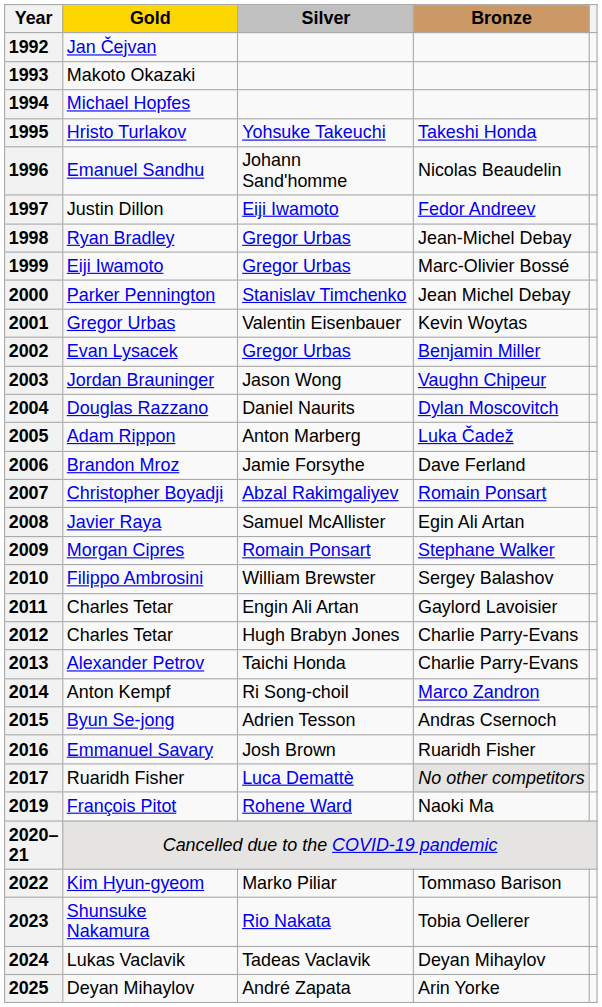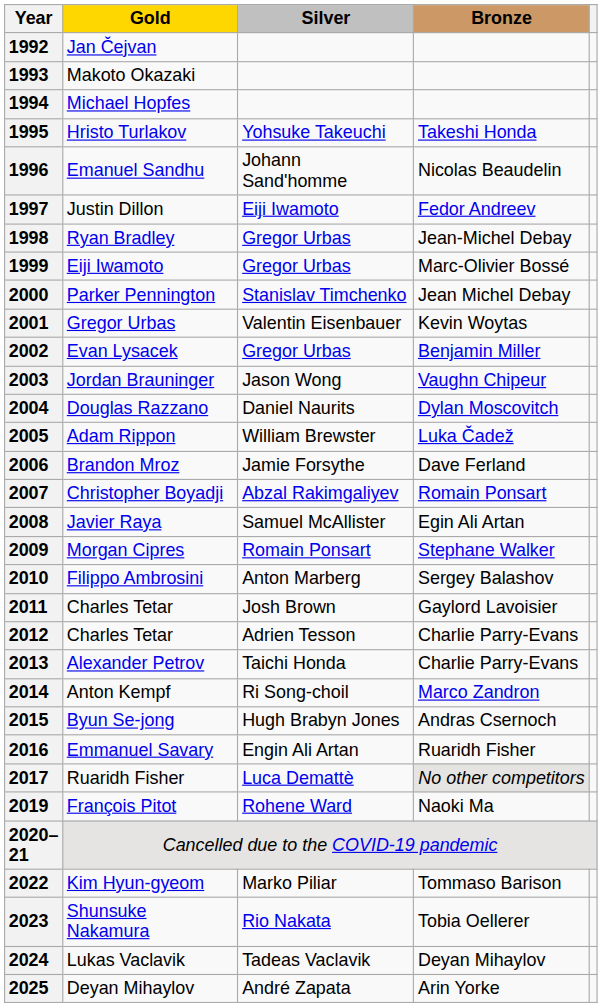(301, 436) Anton Marberg -> (309, 436) William Brewster
(309, 578) William Brewster -> (301, 578) Anton Marberg
(300, 607) Engin Ali Artan -> (289, 607) Josh Brown
(321, 635) Hugh Brabyn Jones -> (299, 635) Adrien Tesson
(299, 720) Adrien Tesson -> (321, 720) Hugh Brabyn Jones
(289, 749) Josh Brown -> (300, 749) Engin Ali Artan
